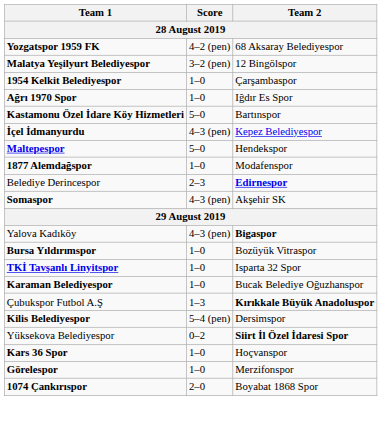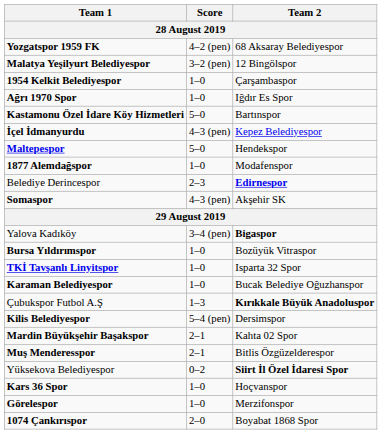(210, 234) 4–3 (pen) -> (210, 234) 3–4 (pen)
+ row: (78, 336)
+ row: (51, 353)
